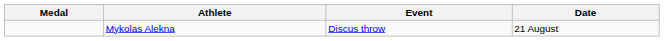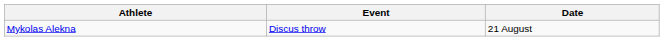- column: (54, 13)
